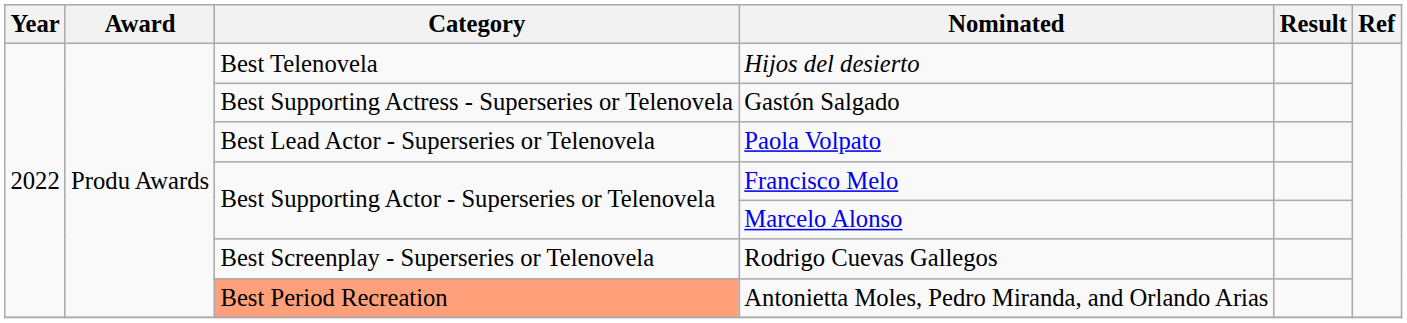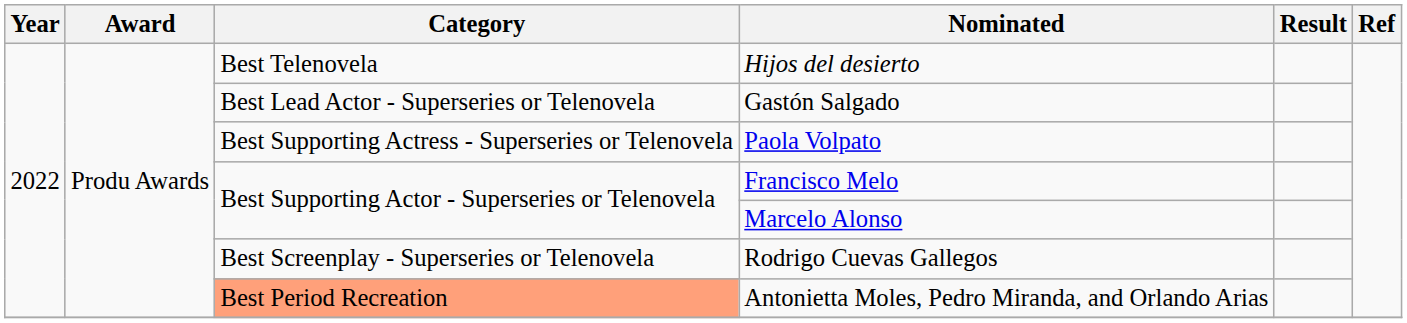(477, 102) Best Supporting Actress - Superseries or Telenovela -> (438, 102) Best Lead Actor - Superseries or Telenovela
(438, 141) Best Lead Actor - Superseries or Telenovela -> (477, 141) Best Supporting Actress - Superseries or Telenovela
